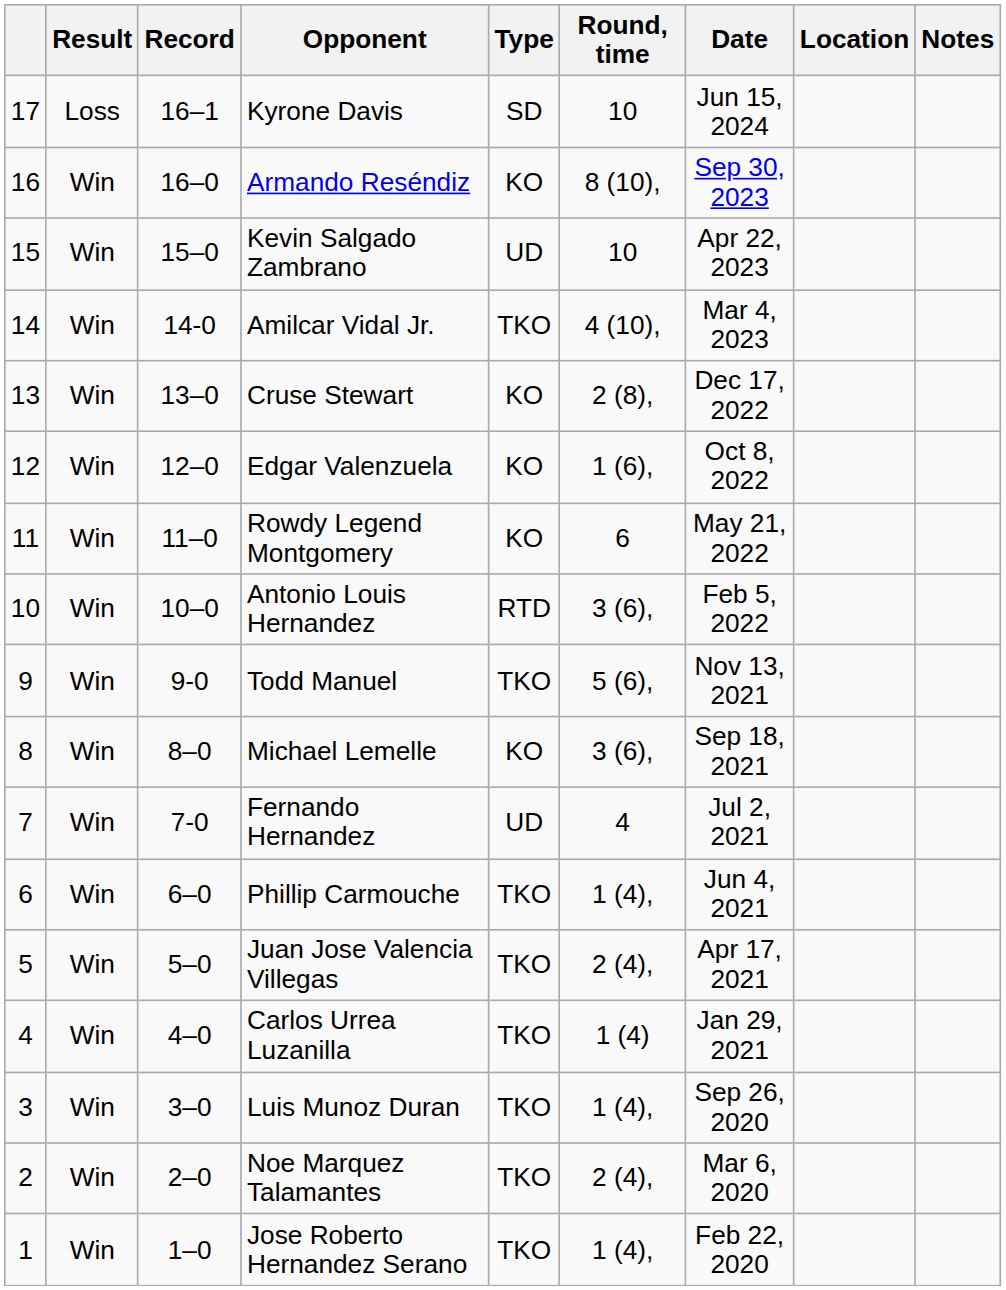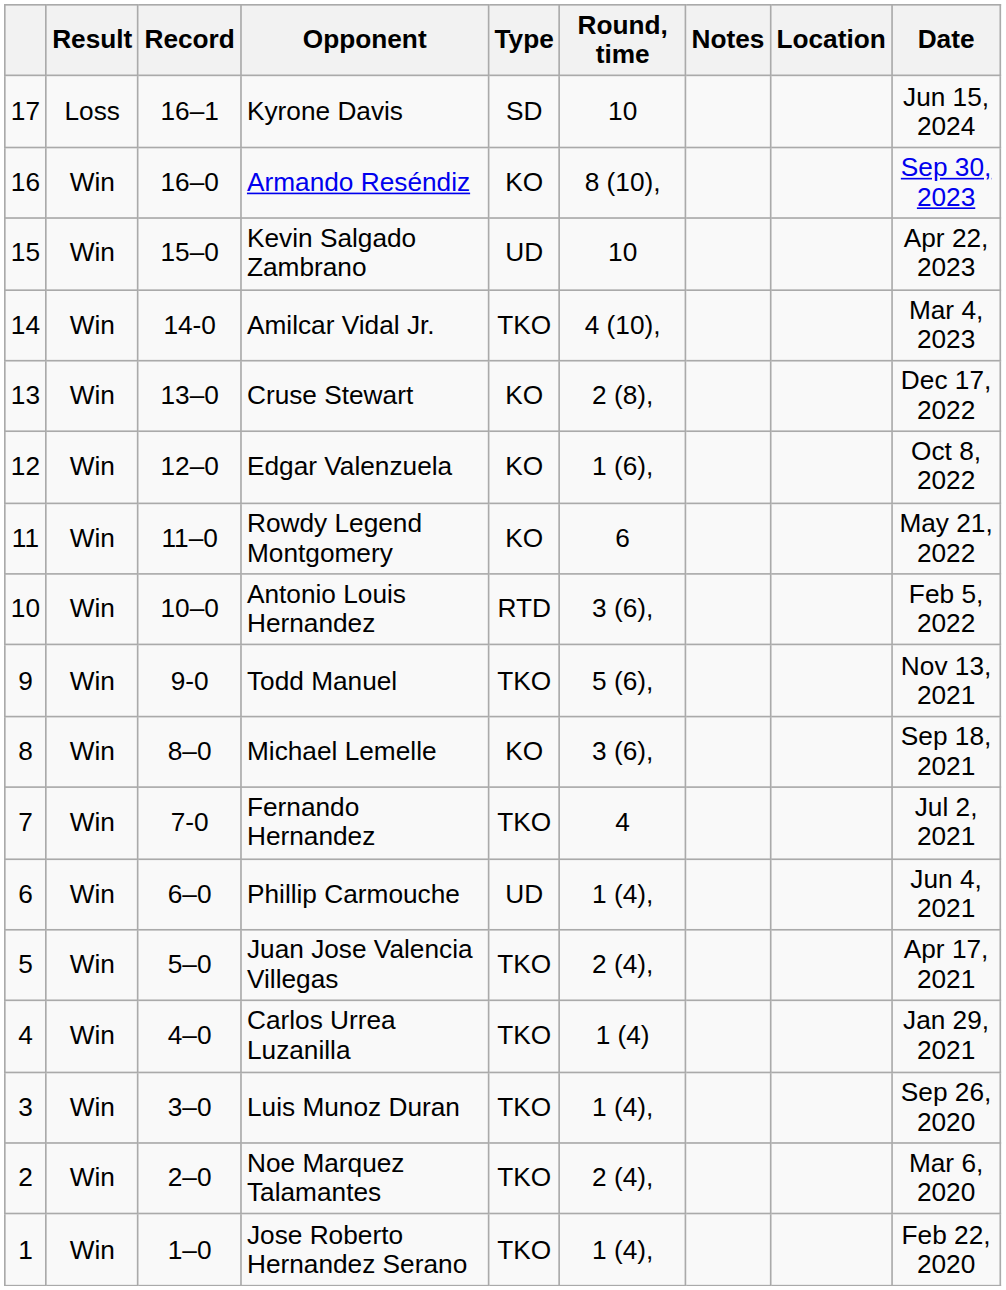columns swapped: (740, 40) <-> (958, 40)
(524, 822) UD -> (524, 822) TKO
(524, 893) TKO -> (524, 893) UD
